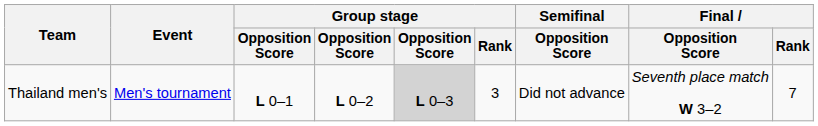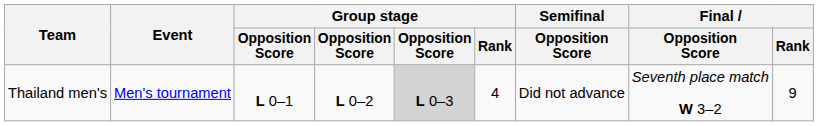(495, 93) 3 -> (495, 93) 4
(793, 93) 7 -> (793, 93) 9
